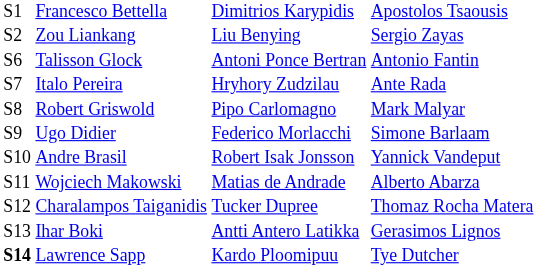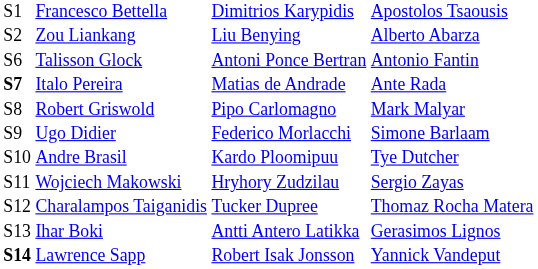(417, 35) Sergio Zayas -> (425, 35) Alberto Abarza
(13, 84) normal -> (13, 84) bold
(275, 84) Hryhory Zudzilau -> (278, 84) Matias de Andrade
(283, 157) Robert Isak Jonsson -> (275, 157) Kardo Ploomipuu
(436, 157) Yannick Vandeput -> (415, 157) Tye Dutcher
(278, 182) Matias de Andrade -> (275, 182) Hryhory Zudzilau
(425, 182) Alberto Abarza -> (417, 182) Sergio Zayas
(275, 255) Kardo Ploomipuu -> (283, 255) Robert Isak Jonsson
(415, 255) Tye Dutcher -> (436, 255) Yannick Vandeput
